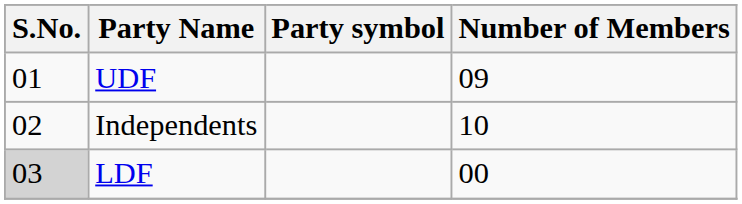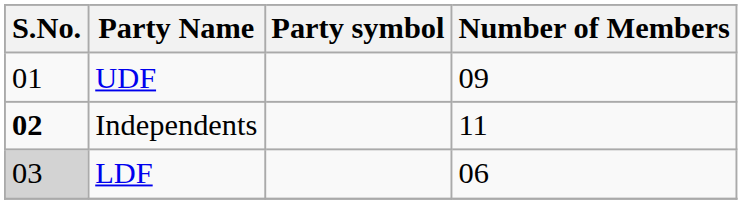(27, 125) normal -> (27, 125) bold
(474, 125) 10 -> (473, 125) 11
(474, 173) 00 -> (474, 173) 06
